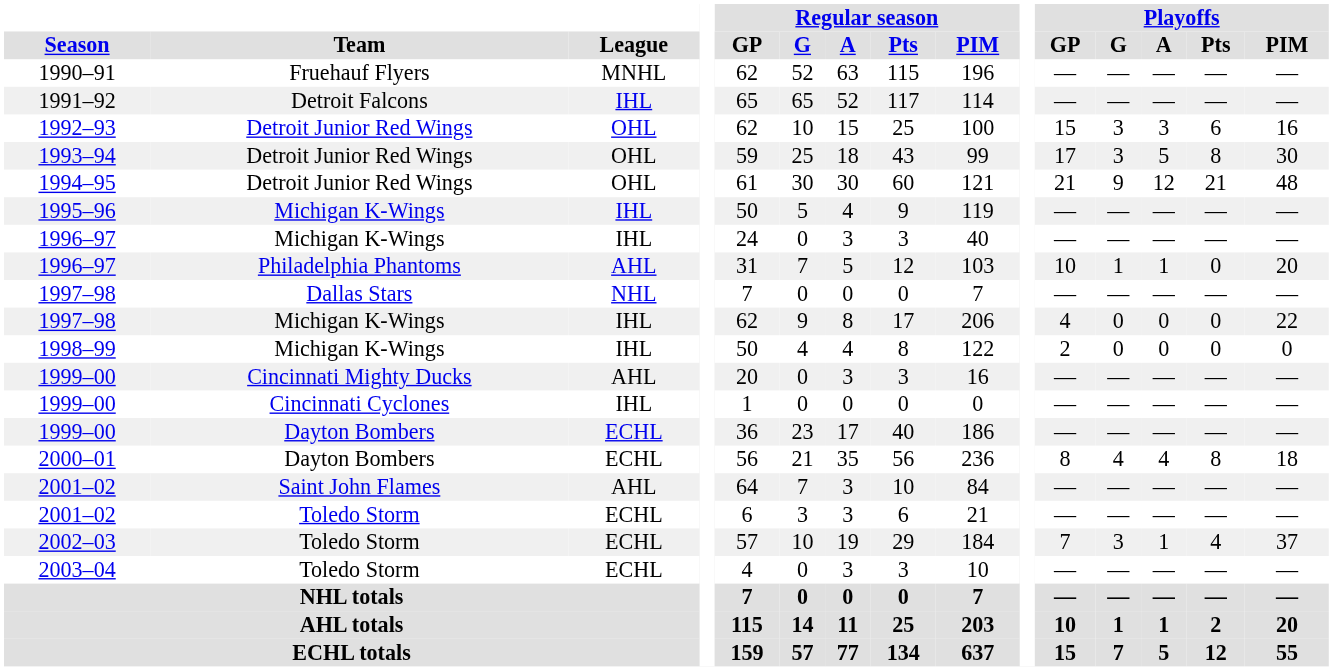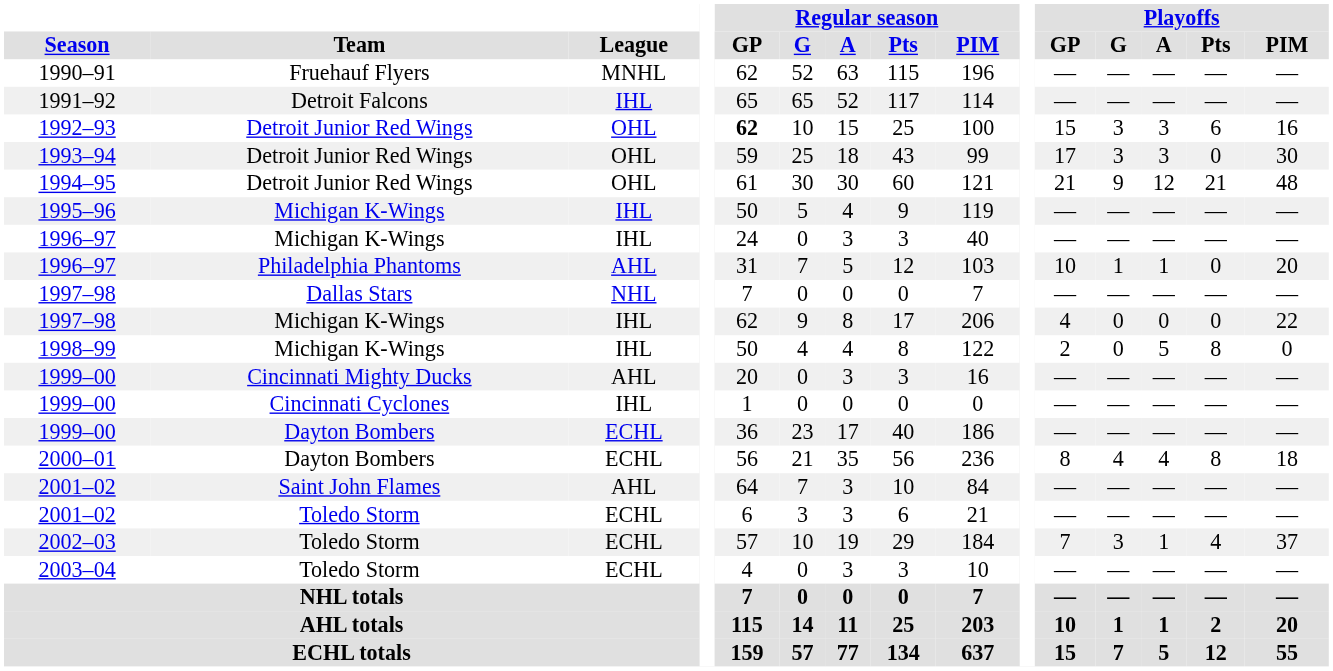(747, 128) normal -> (747, 128) bold
(1164, 155) 5 -> (1164, 155) 3
(1216, 155) 8 -> (1216, 155) 0
(1164, 348) 0 -> (1164, 348) 5
(1216, 348) 0 -> (1216, 348) 8
